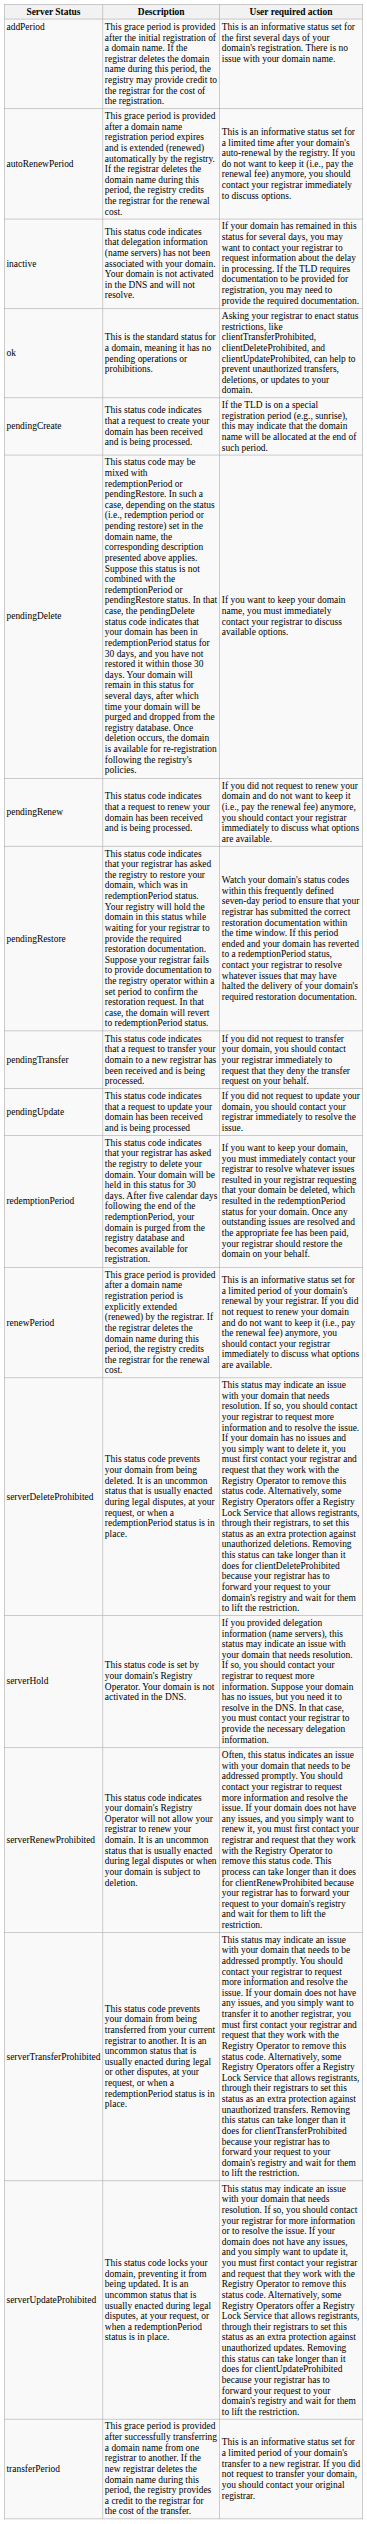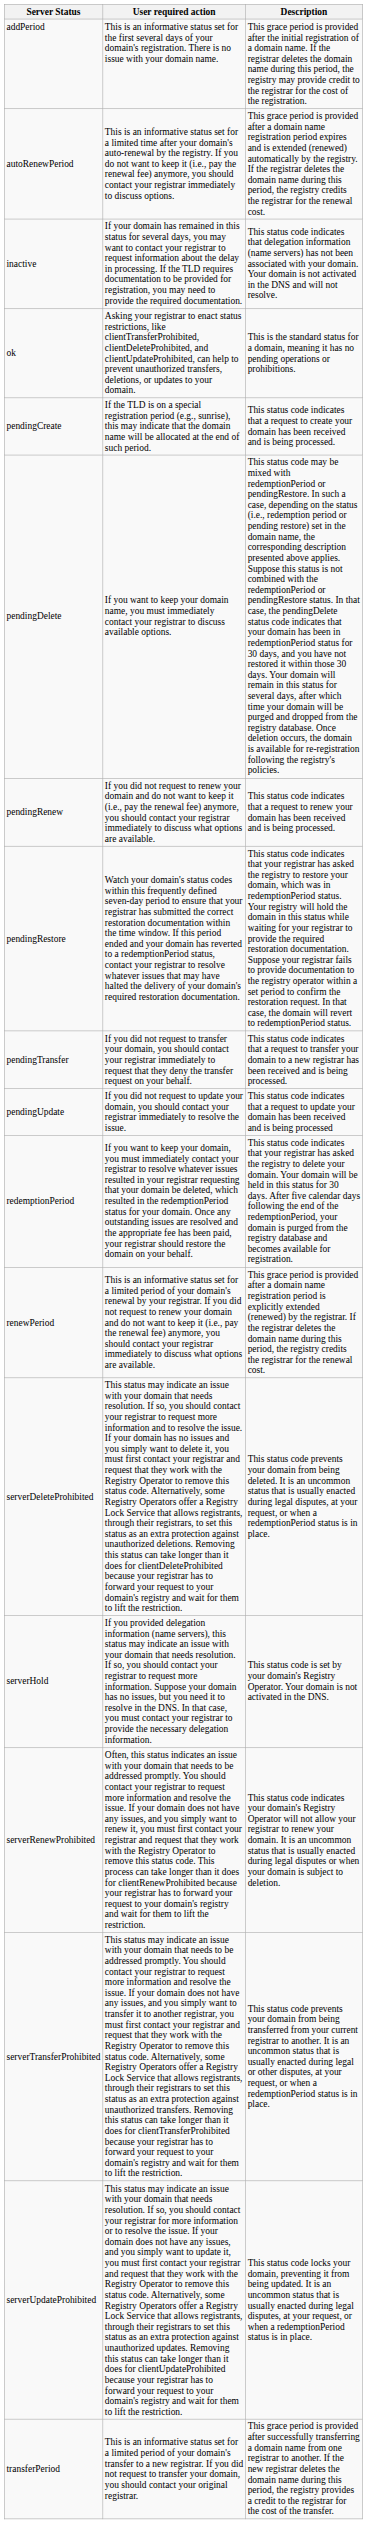columns swapped: (161, 11) <-> (291, 11)
